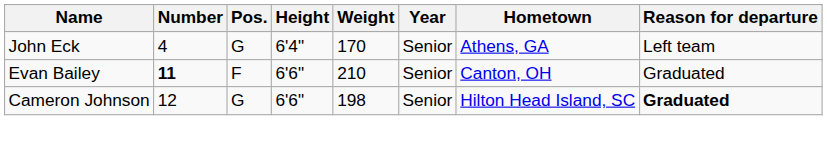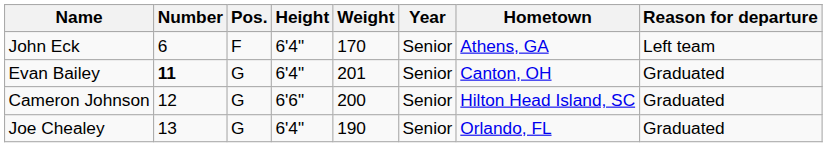(163, 45) 4 -> (163, 45) 6
(238, 45) G -> (236, 45) F
(236, 73) F -> (238, 73) G
(290, 73) 6'6" -> (290, 73) 6'4"
(352, 73) 210 -> (352, 73) 201
(352, 100) 198 -> (352, 100) 200
(686, 100) bold -> (684, 100) normal
+ row: (57, 127)
